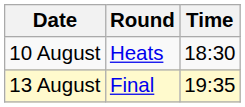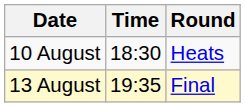columns swapped: (210, 20) <-> (142, 20)
